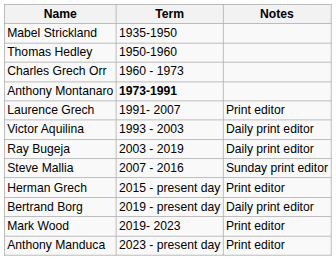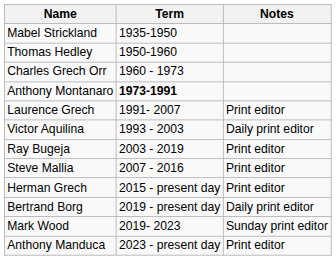(270, 149) Daily print editor -> (255, 149) Print editor
(277, 168) Sunday print editor -> (255, 168) Print editor
(255, 226) Print editor -> (277, 226) Sunday print editor
